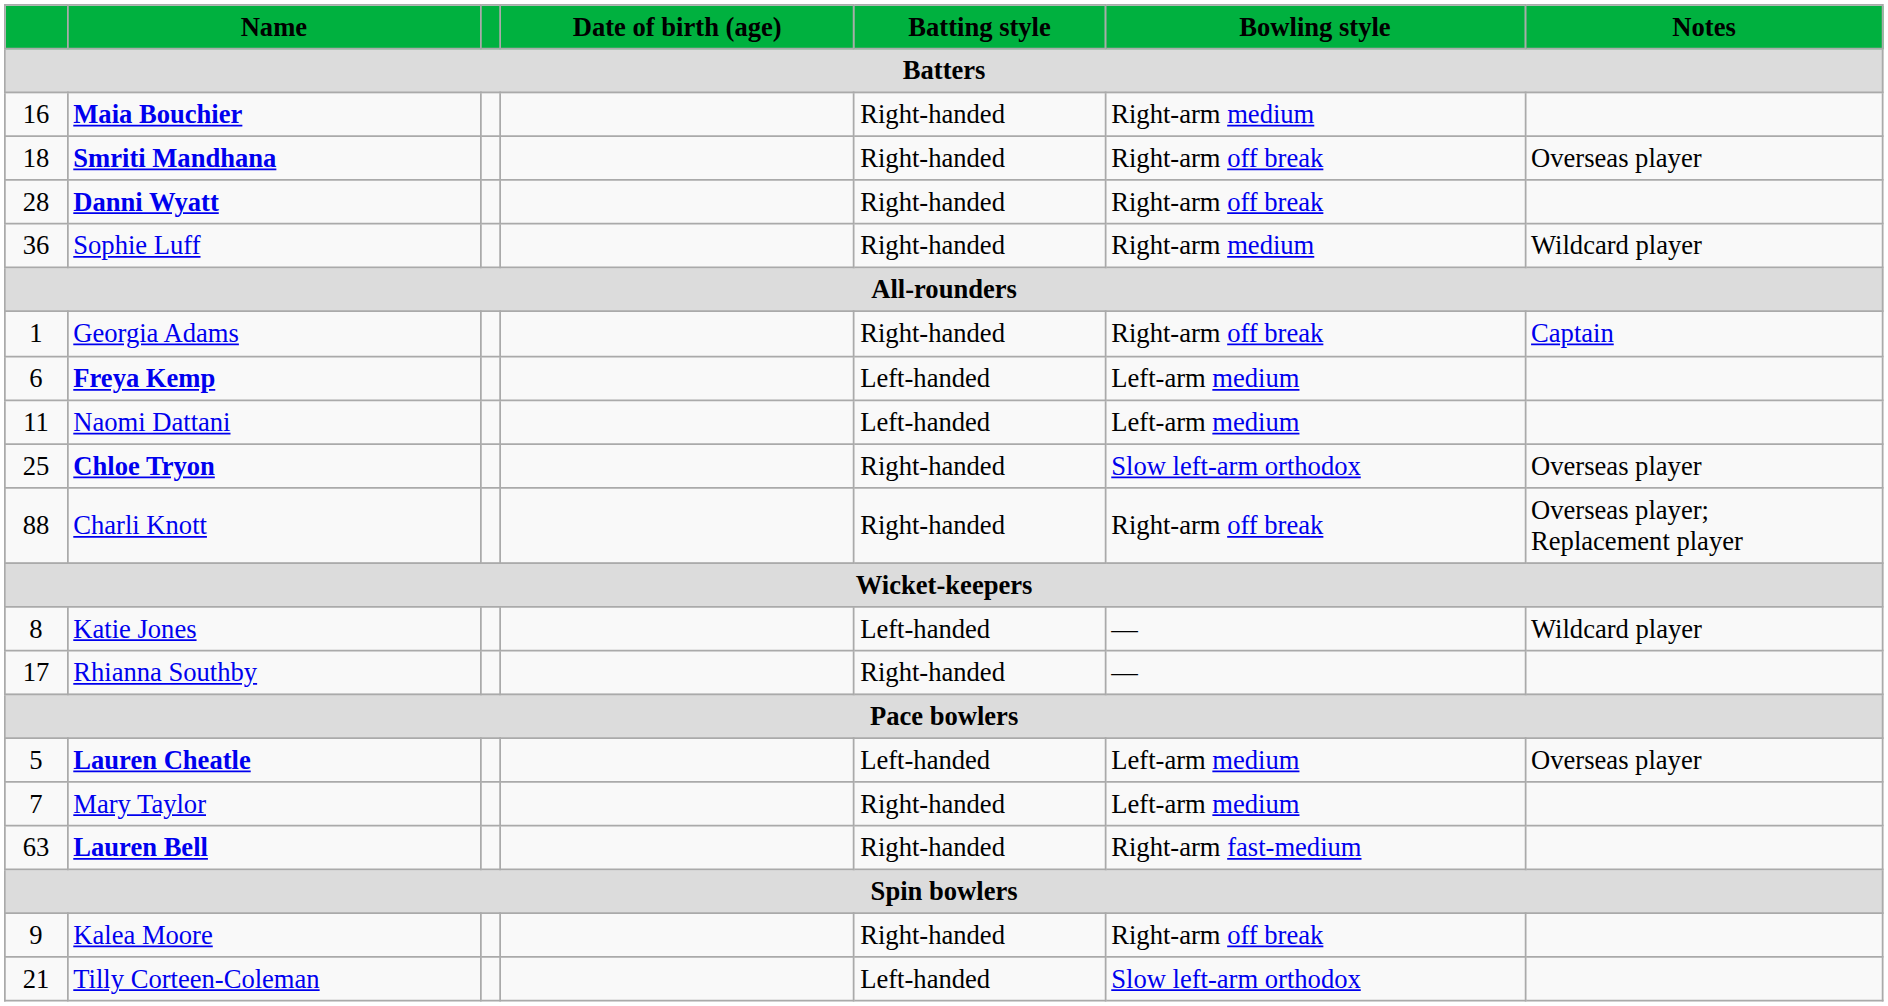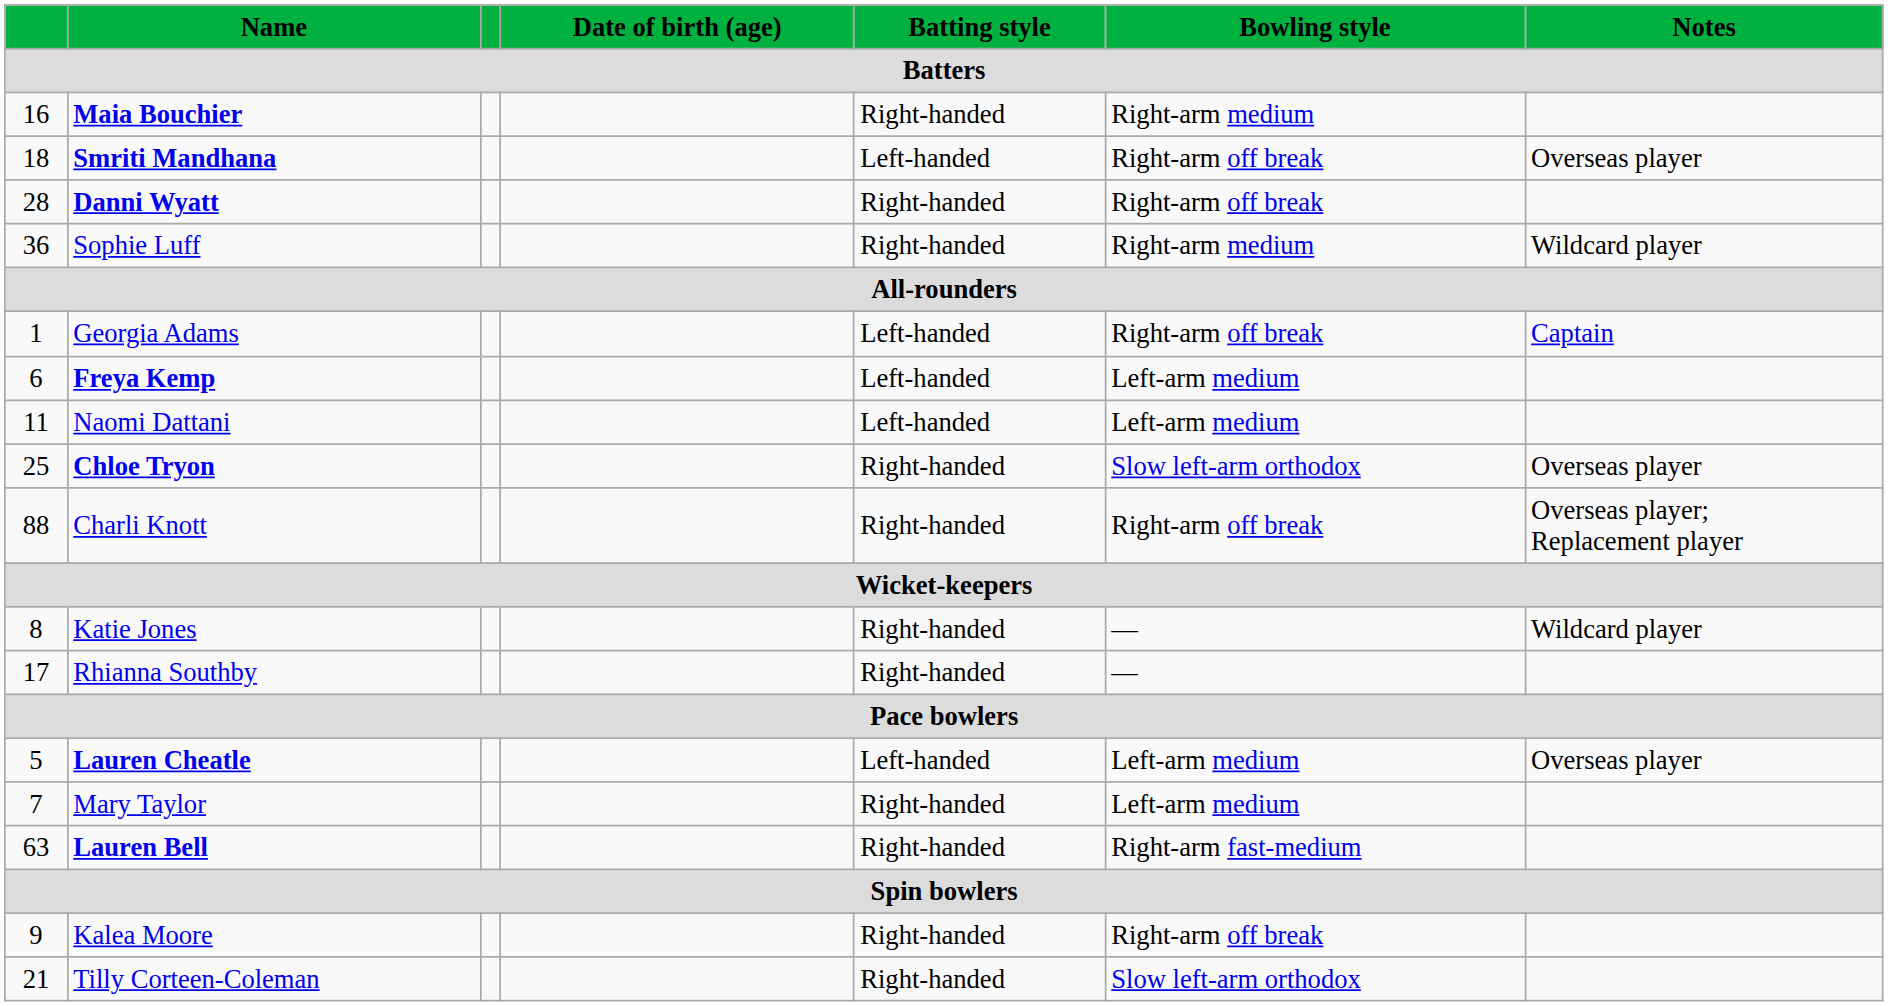(933, 158) Right-handed -> (925, 158) Left-handed
(933, 333) Right-handed -> (925, 333) Left-handed
(925, 628) Left-handed -> (933, 628) Right-handed
(925, 979) Left-handed -> (933, 979) Right-handed
